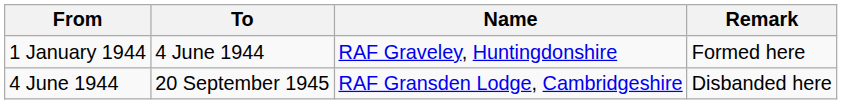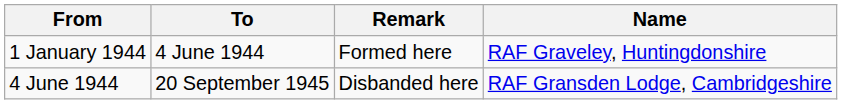columns swapped: (511, 20) <-> (762, 20)
